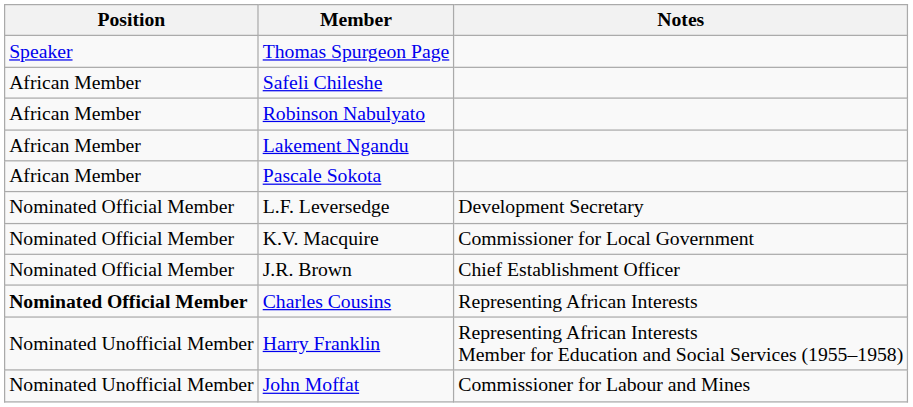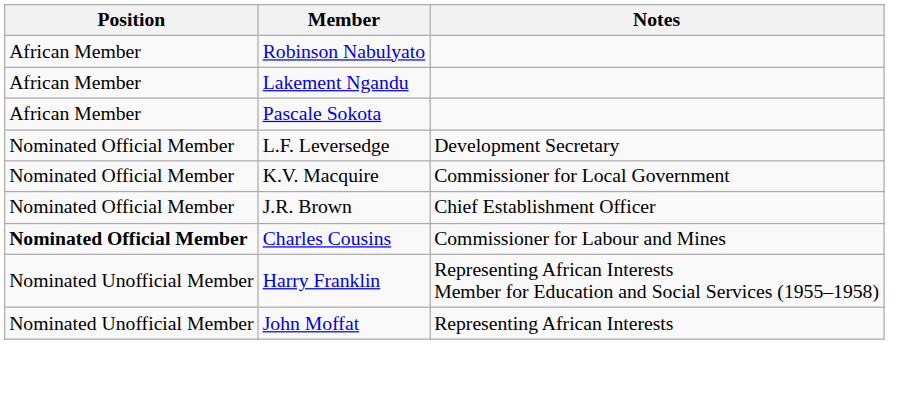- row: (356, 51)
- row: (323, 82)
(578, 301) Representing African Interests -> (580, 238) Commissioner for Labour and Mines
(604, 385) Commissioner for Labour and Mines -> (554, 323) Representing African Interests
